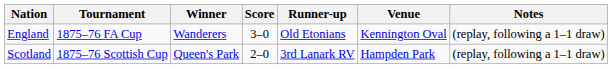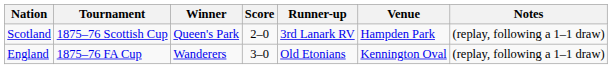rows swapped: (28, 34) <-> (29, 53)
